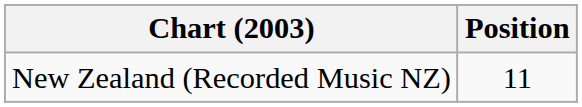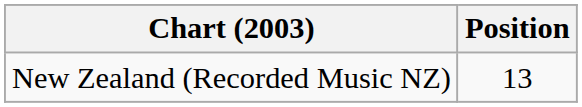(517, 76) 11 -> (517, 76) 13
